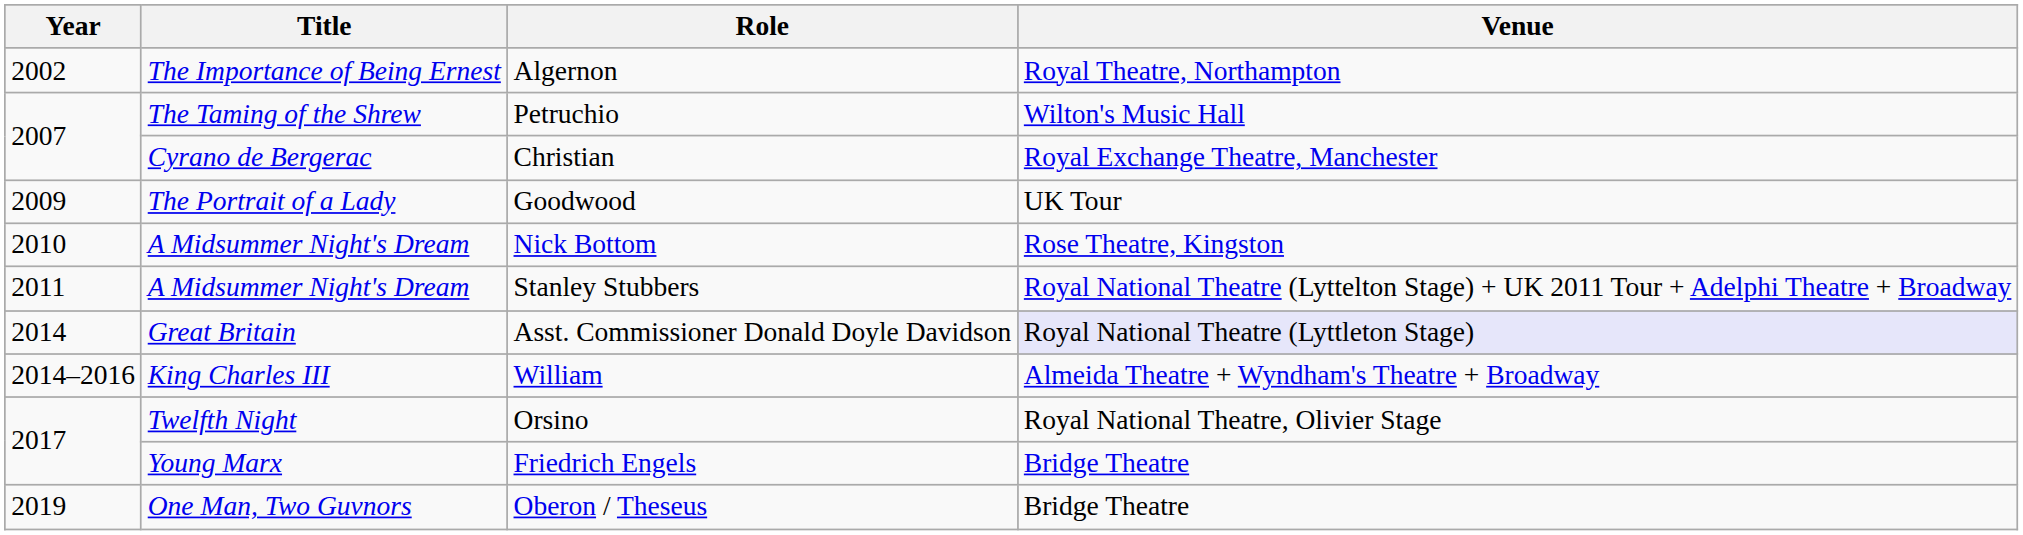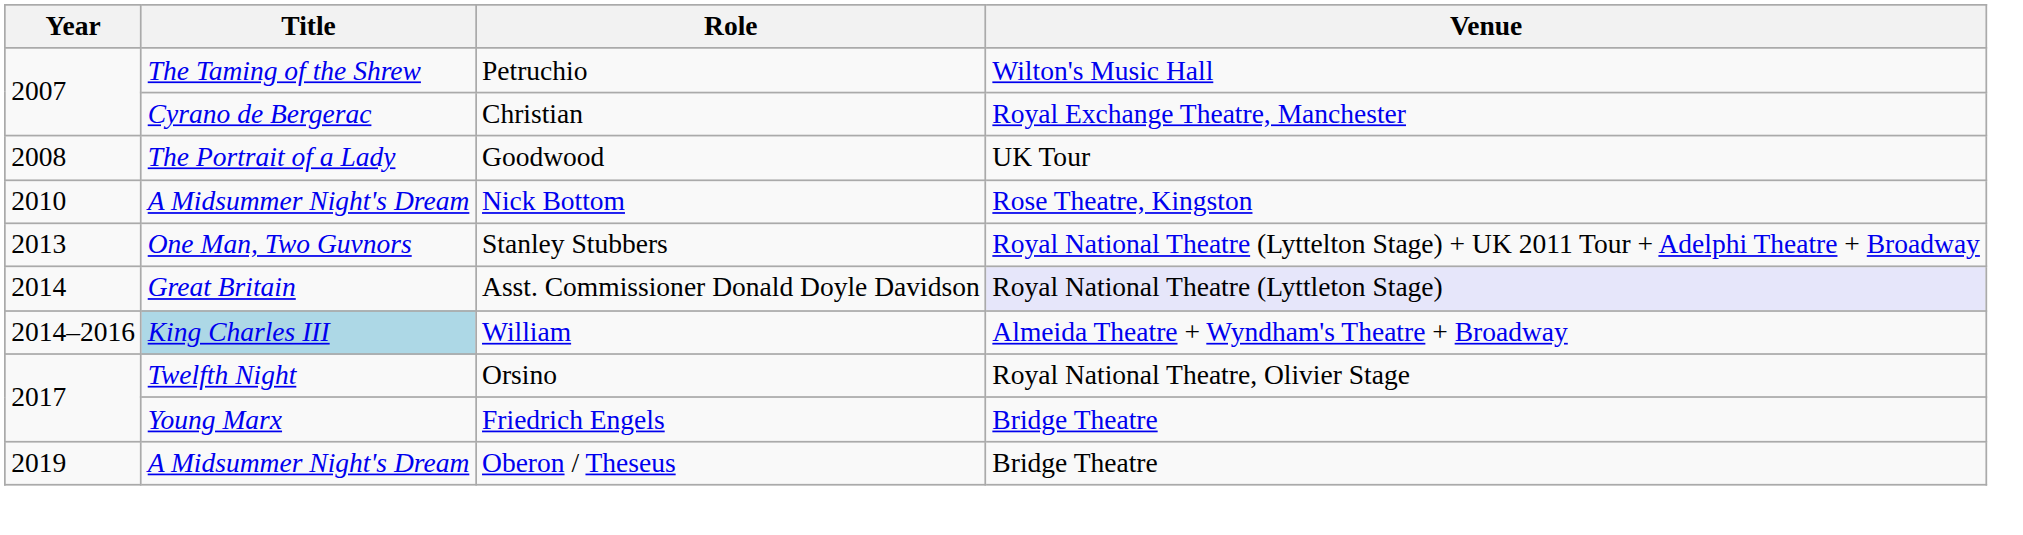- row: (565, 69)
(39, 200) 2009 -> (39, 157) 2008
(38, 288) 2011 -> (39, 244) 2013
(309, 288) A Midsummer Night's Dream -> (280, 244) One Man, Two Guvnors
(239, 375) no background -> (239, 331) lightblue background
(280, 506) One Man, Two Guvnors -> (309, 462) A Midsummer Night's Dream
